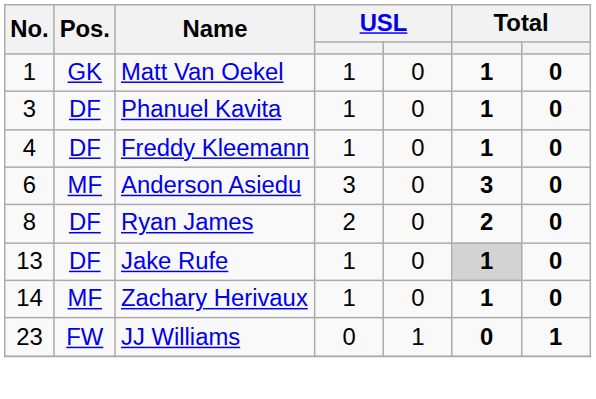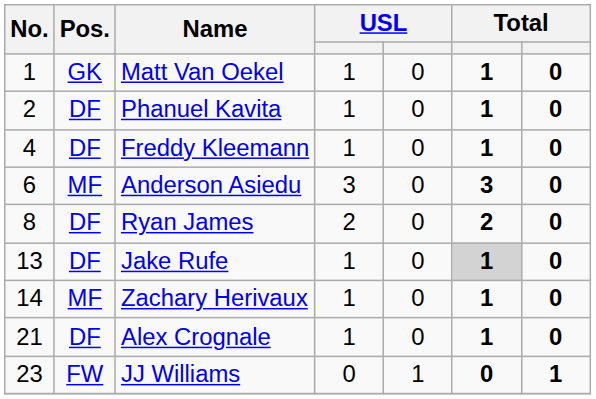(29, 110) 3 -> (29, 110) 2
+ row: (196, 336)
